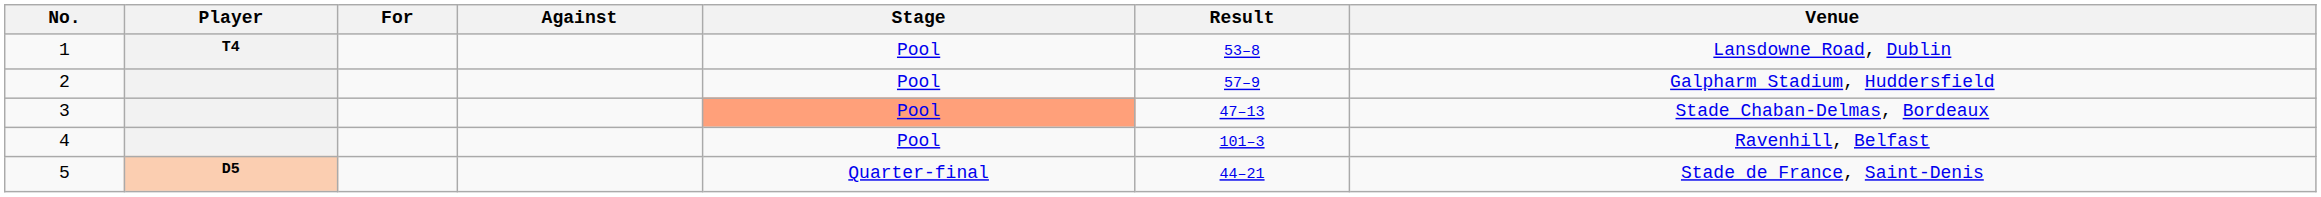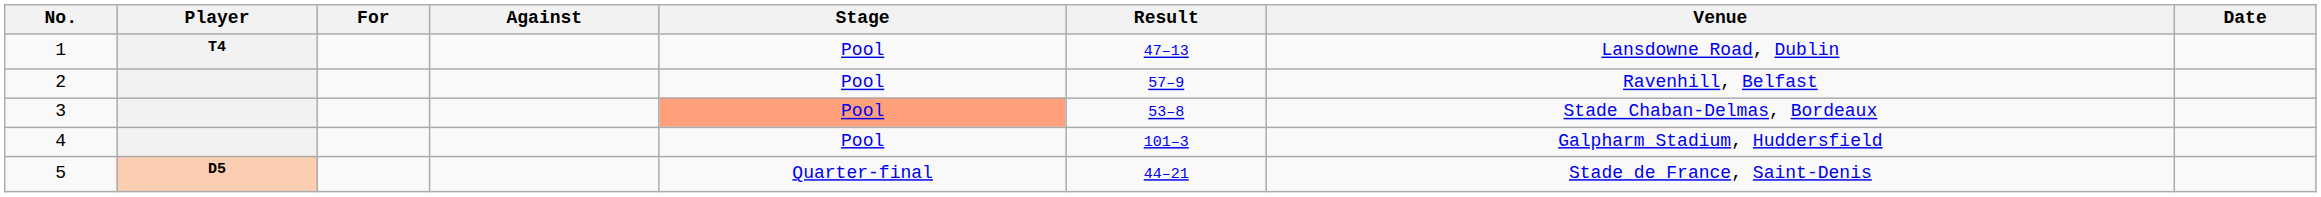+ column: (2245, 20)
(1242, 52) 53–8 -> (1166, 52) 47–13
(1832, 84) Galpharm Stadium, Huddersfield -> (1720, 84) Ravenhill, Belfast
(1242, 113) 47–13 -> (1166, 113) 53–8
(1832, 142) Ravenhill, Belfast -> (1720, 142) Galpharm Stadium, Huddersfield
